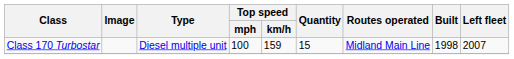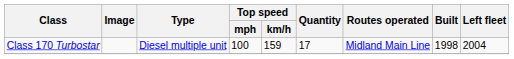(304, 45) 15 -> (304, 45) 17
(474, 45) 2007 -> (474, 45) 2004
